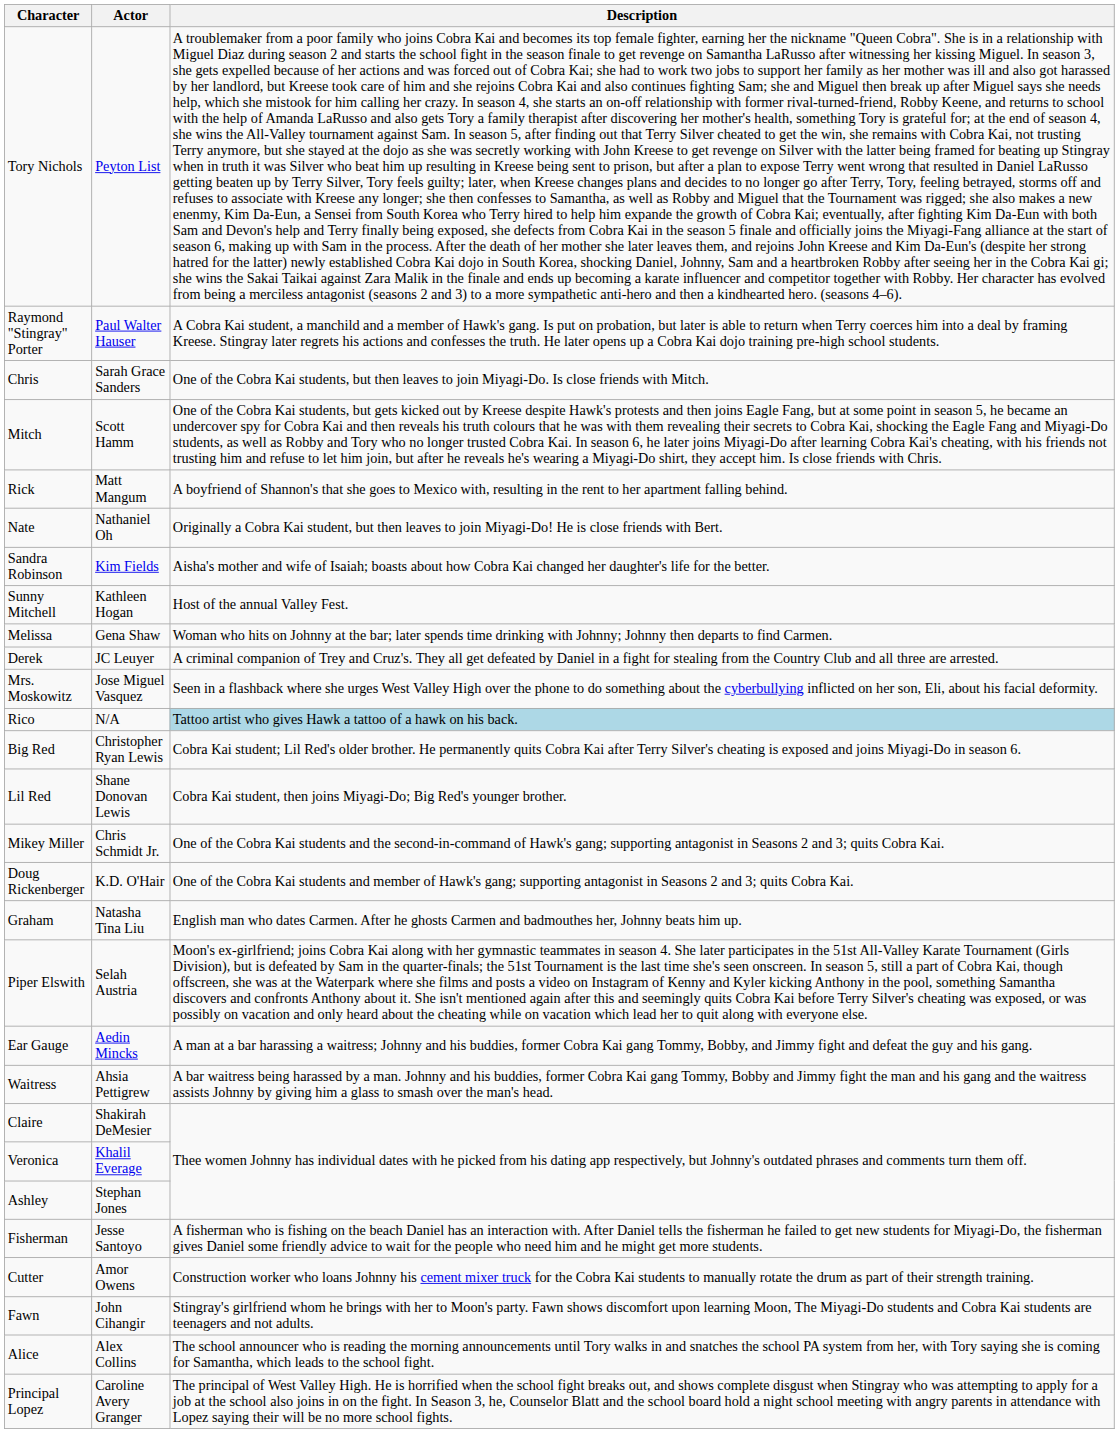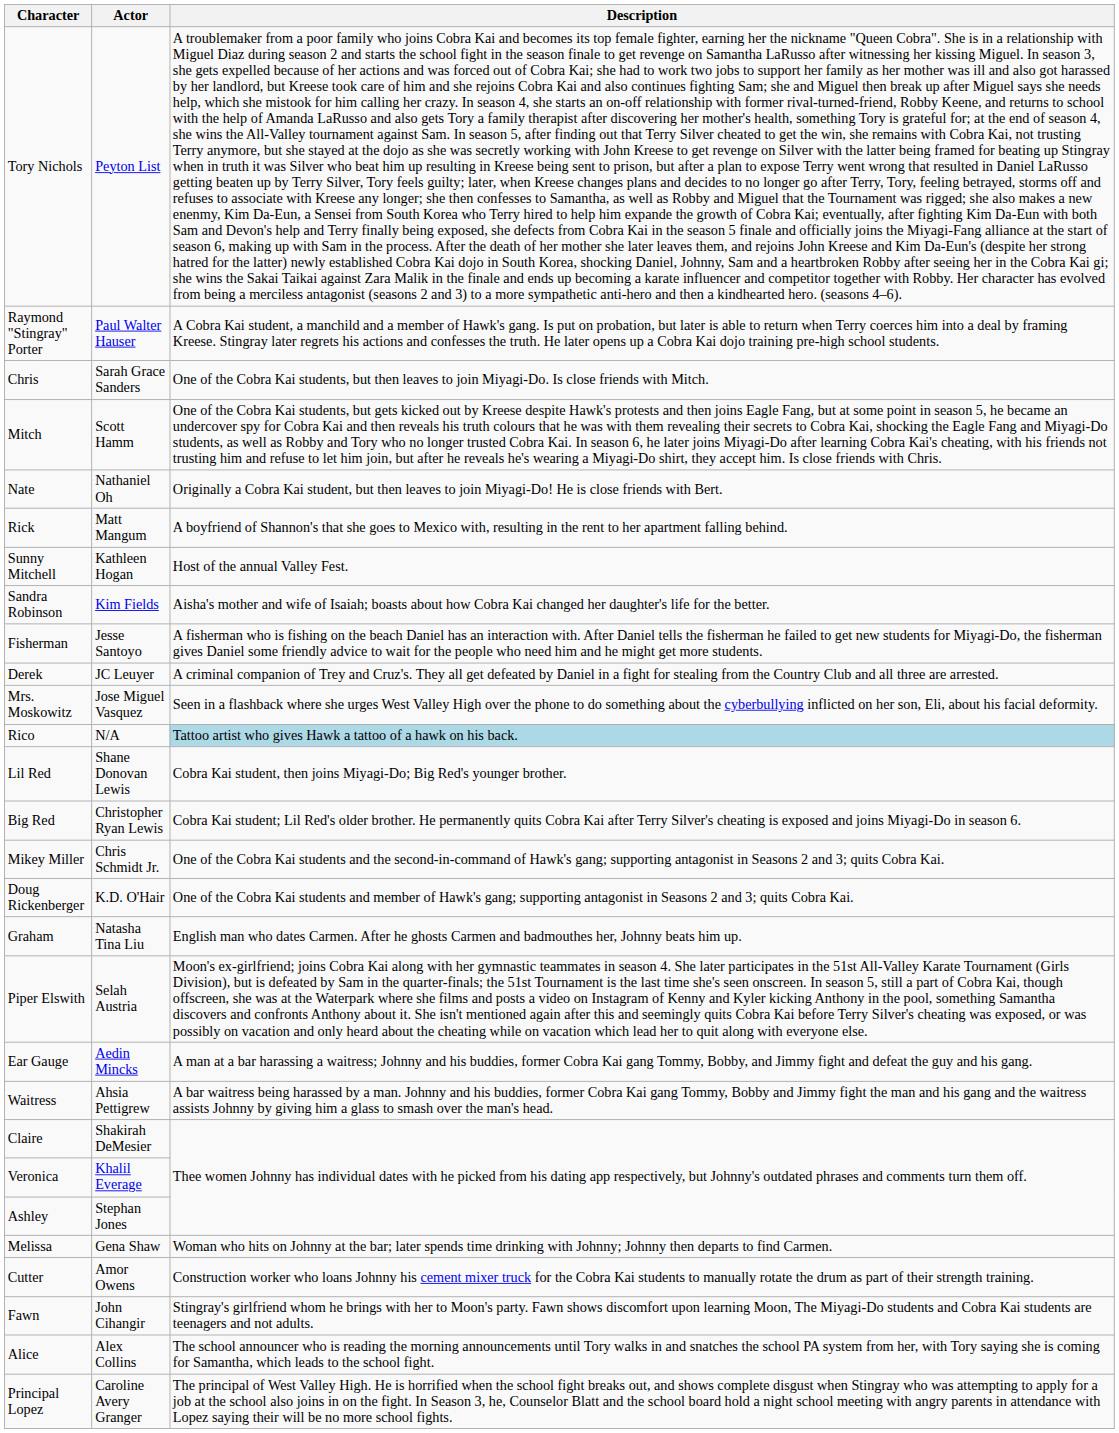rows swapped: (21, 527) <-> (21, 489)
rows swapped: (32, 604) <-> (35, 566)
rows swapped: (38, 1238) <-> (30, 635)
rows swapped: (31, 749) <-> (29, 796)
